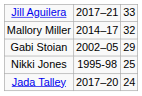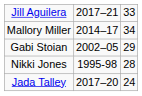(129, 30) 32 -> (129, 30) 34
(129, 64) 25 -> (129, 64) 28
